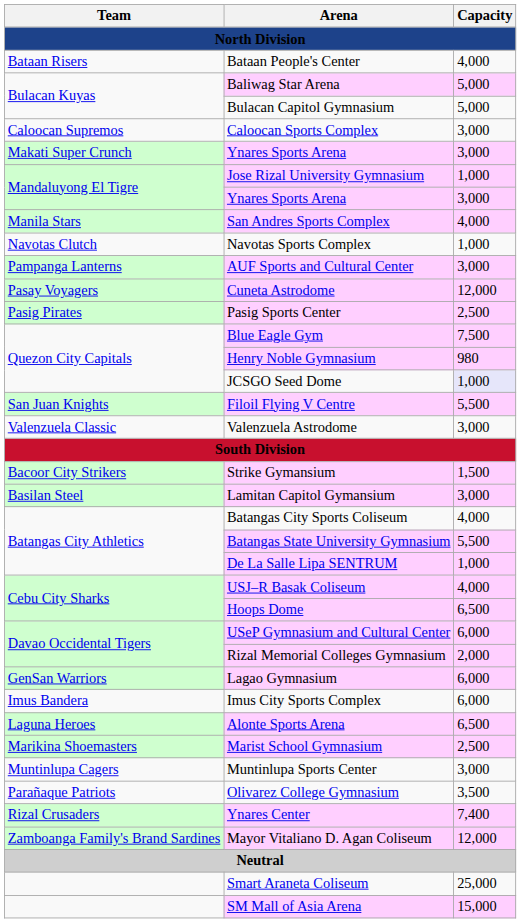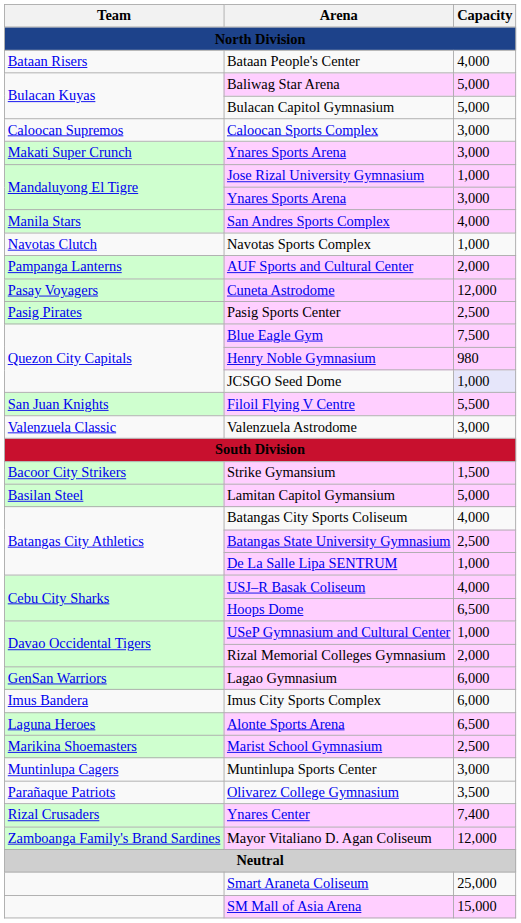(473, 267) 3,000 -> (473, 267) 2,000
(473, 495) 3,000 -> (473, 495) 5,000
(473, 541) 5,500 -> (473, 541) 2,500
(473, 632) 6,000 -> (473, 632) 1,000
